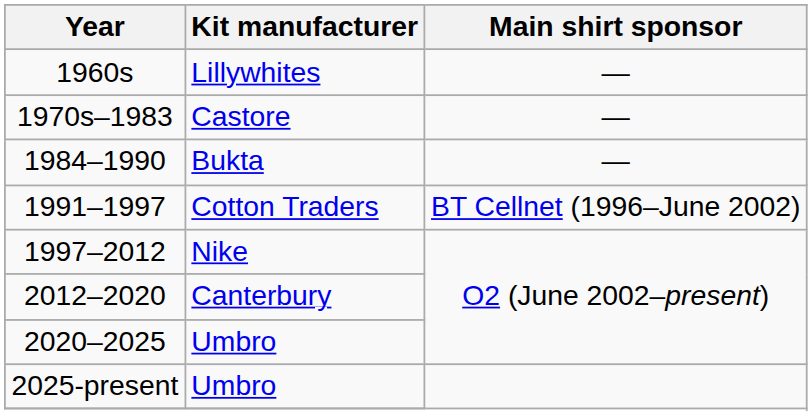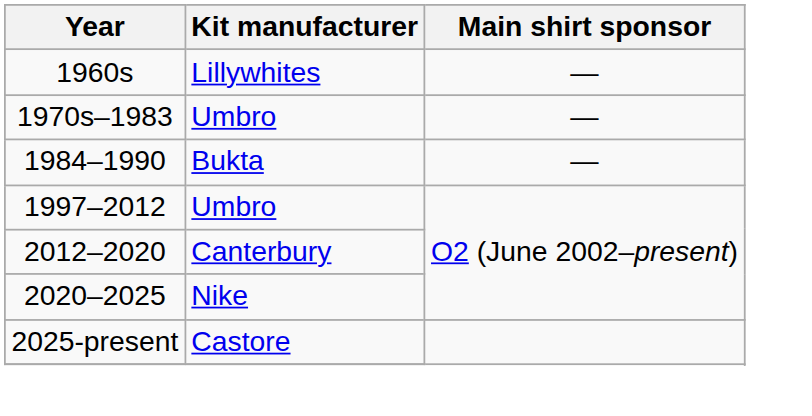(241, 116) Castore -> (234, 116) Umbro
- row: (95, 206)
(220, 251) Nike -> (234, 206) Umbro
(234, 341) Umbro -> (220, 296) Nike
(234, 386) Umbro -> (241, 341) Castore
